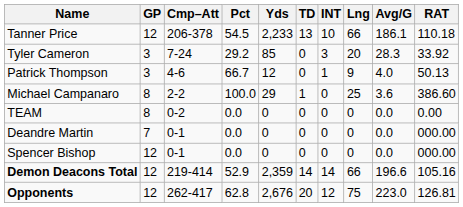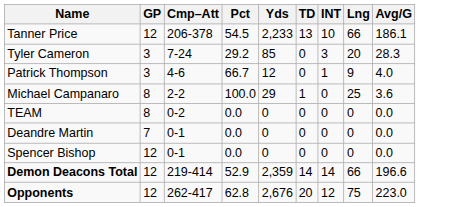- column: (437, 14)
